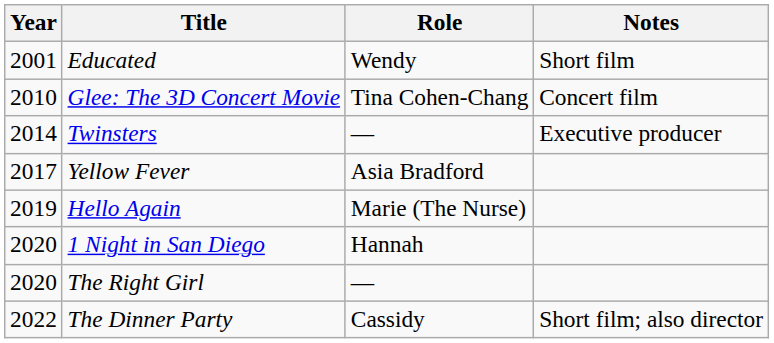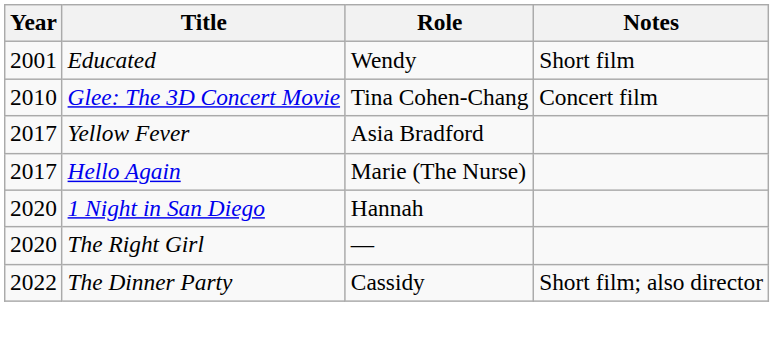- row: (112, 134)
(33, 208) 2019 -> (33, 171) 2017
